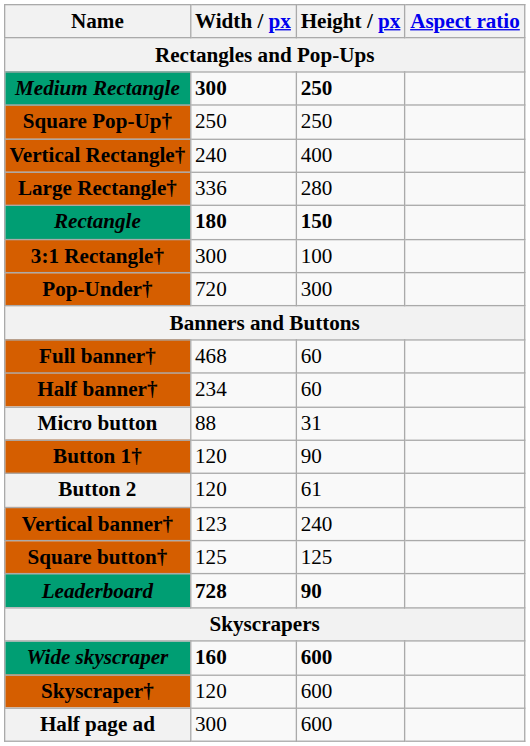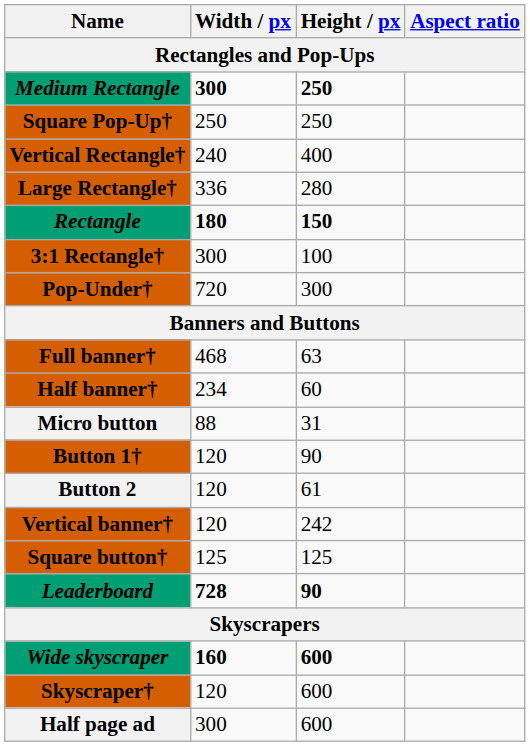(311, 356) 60 -> (311, 356) 63
(211, 523) 123 -> (211, 523) 120
(316, 523) 240 -> (316, 523) 242
